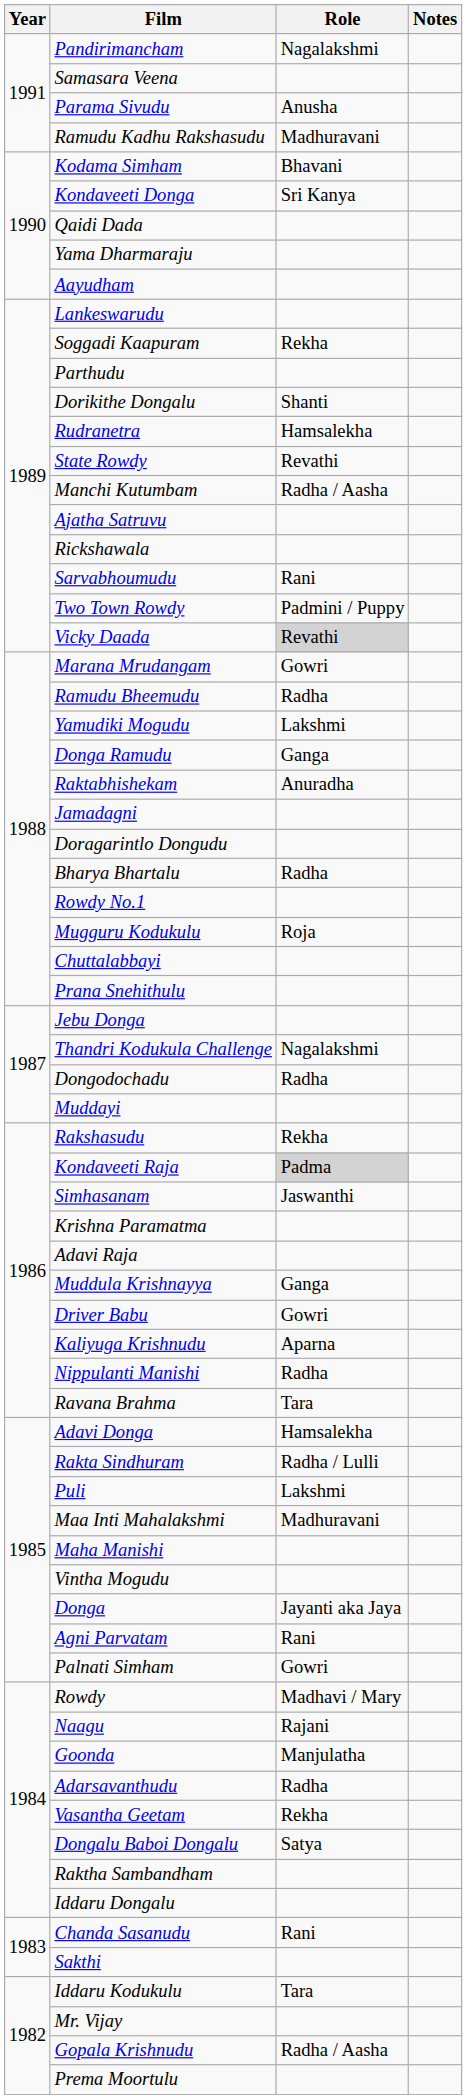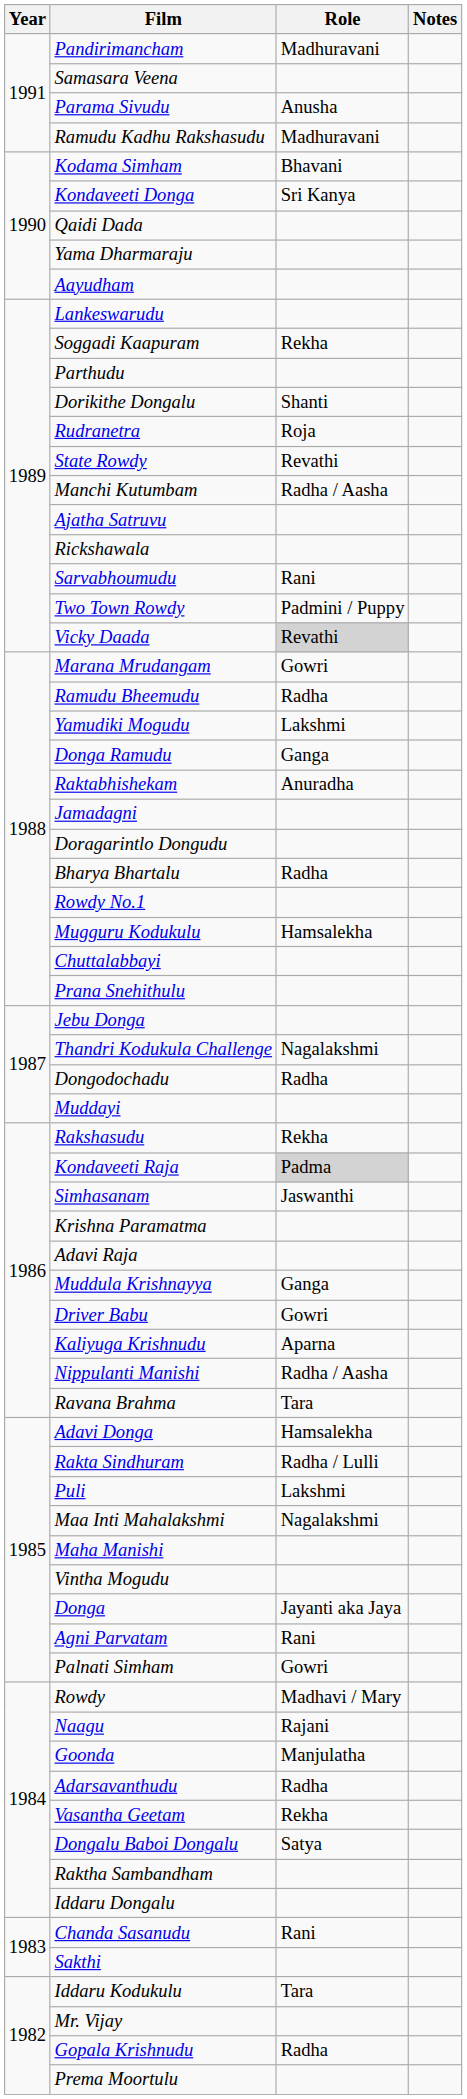(330, 48) Nagalakshmi -> (330, 48) Madhuravani
(327, 431) Hamsalekha -> (298, 431) Roja
(298, 931) Roja -> (327, 931) Hamsalekha
(304, 1373) Radha -> (334, 1373) Radha / Aasha
(330, 1520) Madhuravani -> (330, 1520) Nagalakshmi
(334, 2050) Radha / Aasha -> (304, 2050) Radha
